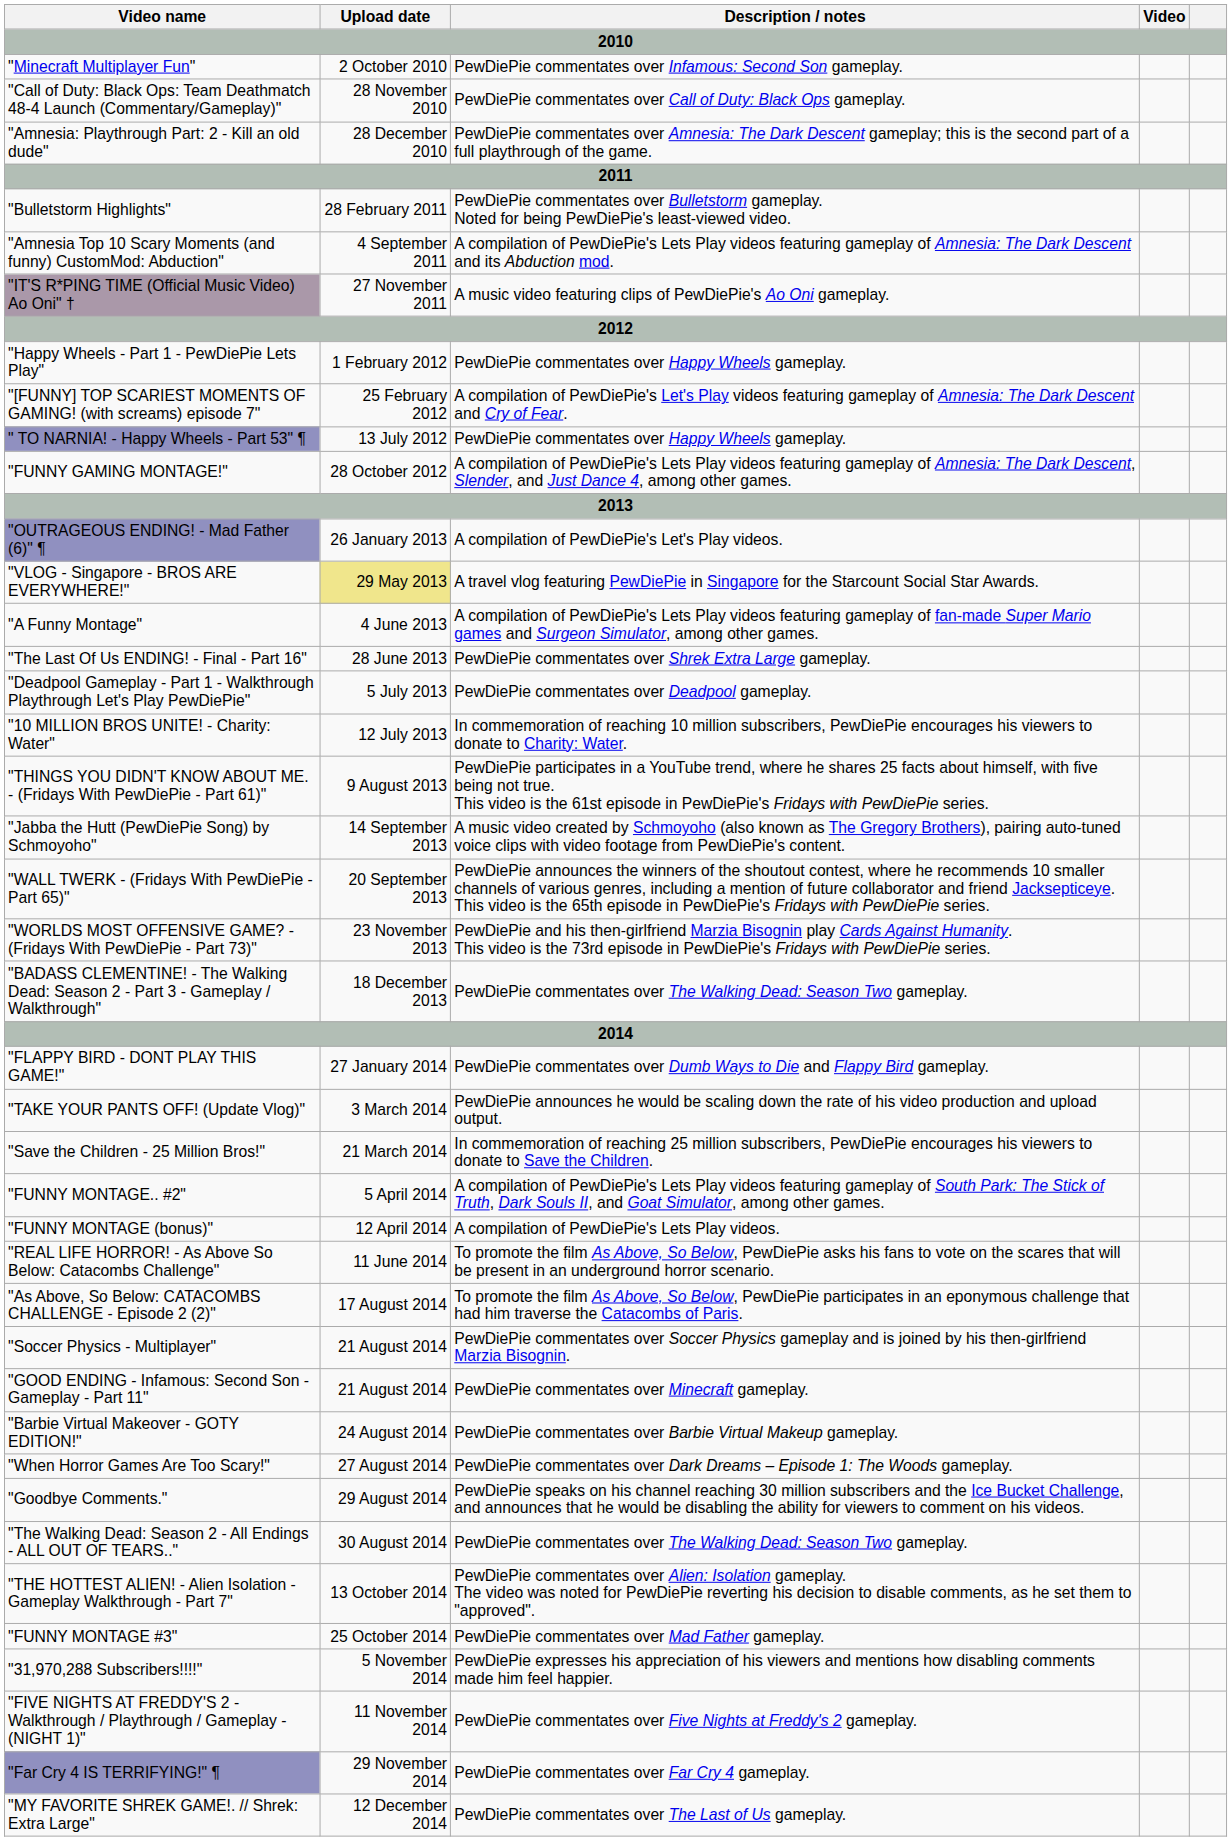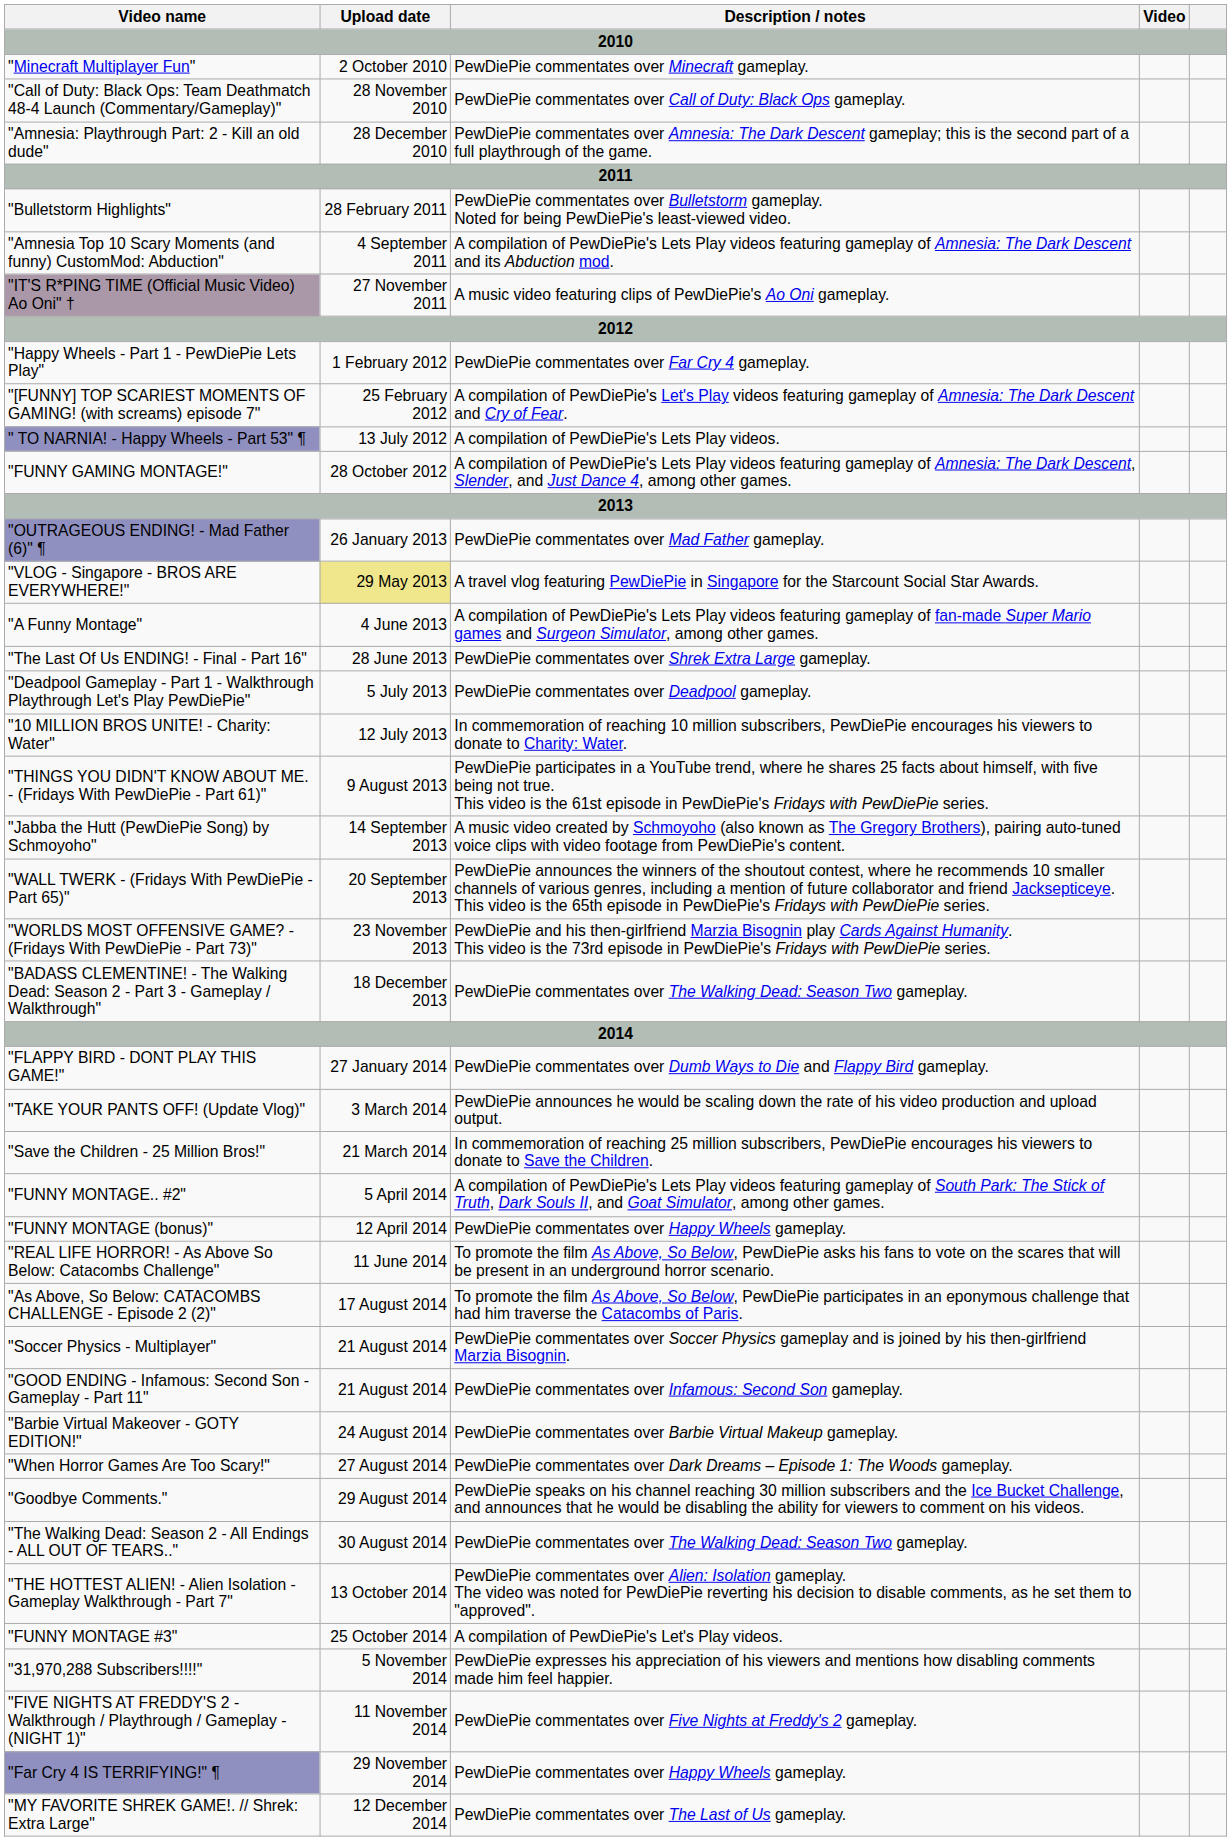(679, 66) PewDiePie commentates over Infamous: Second Son gameplay. -> (631, 66) PewDiePie commentates over Minecraft gameplay.
(650, 362) PewDiePie commentates over Happy Wheels gameplay. -> (632, 362) PewDiePie commentates over Far Cry 4 gameplay.
(650, 438) PewDiePie commentates over Happy Wheels gameplay. -> (617, 438) A compilation of PewDiePie's Lets Play videos.
(619, 539) A compilation of PewDiePie's Let's Play videos. -> (639, 539) PewDiePie commentates over Mad Father gameplay.
(617, 1228) A compilation of PewDiePie's Lets Play videos. -> (650, 1228) PewDiePie commentates over Happy Wheels gameplay.
(631, 1390) PewDiePie commentates over Minecraft gameplay. -> (679, 1390) PewDiePie commentates over Infamous: Second Son gameplay.
(639, 1636) PewDiePie commentates over Mad Father gameplay. -> (619, 1636) A compilation of PewDiePie's Let's Play videos.
(632, 1772) PewDiePie commentates over Far Cry 4 gameplay. -> (650, 1772) PewDiePie commentates over Happy Wheels gameplay.
